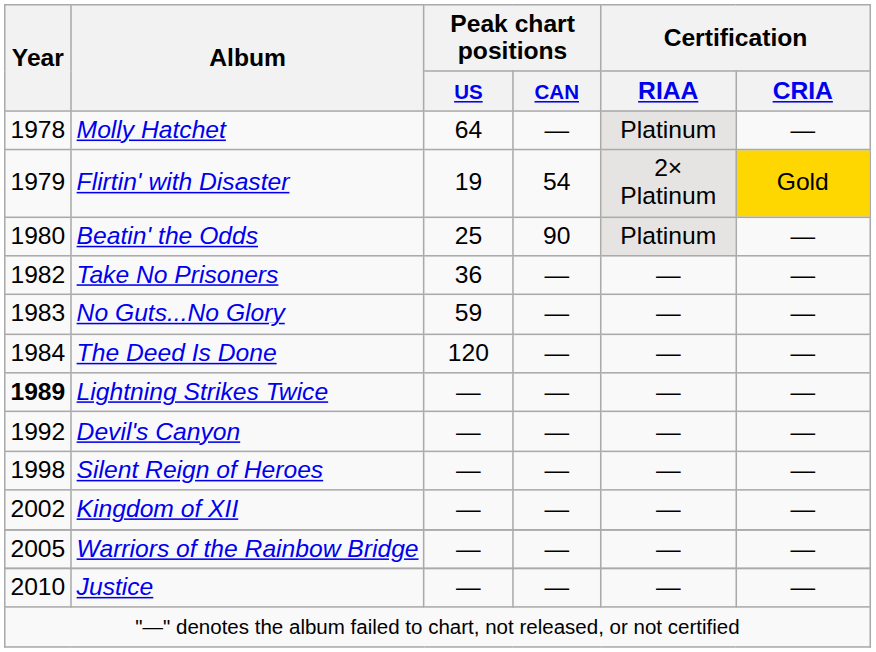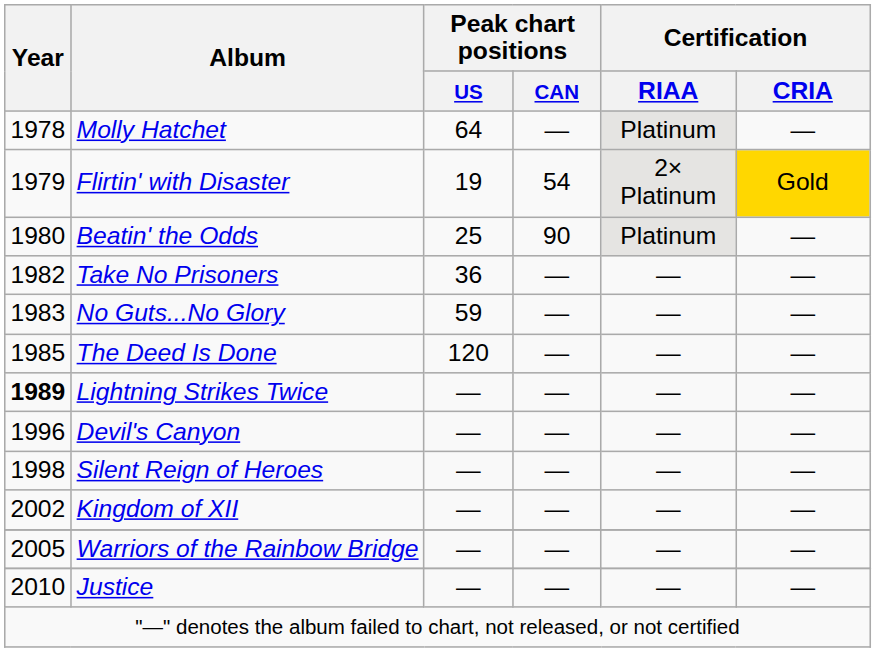(38, 353) 1984 -> (38, 353) 1985
(38, 431) 1992 -> (38, 431) 1996
